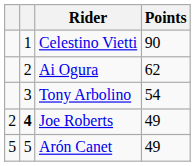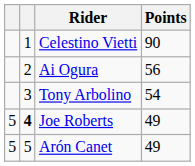(153, 69) 62 -> (153, 69) 56
(12, 121) 2 -> (12, 121) 5
